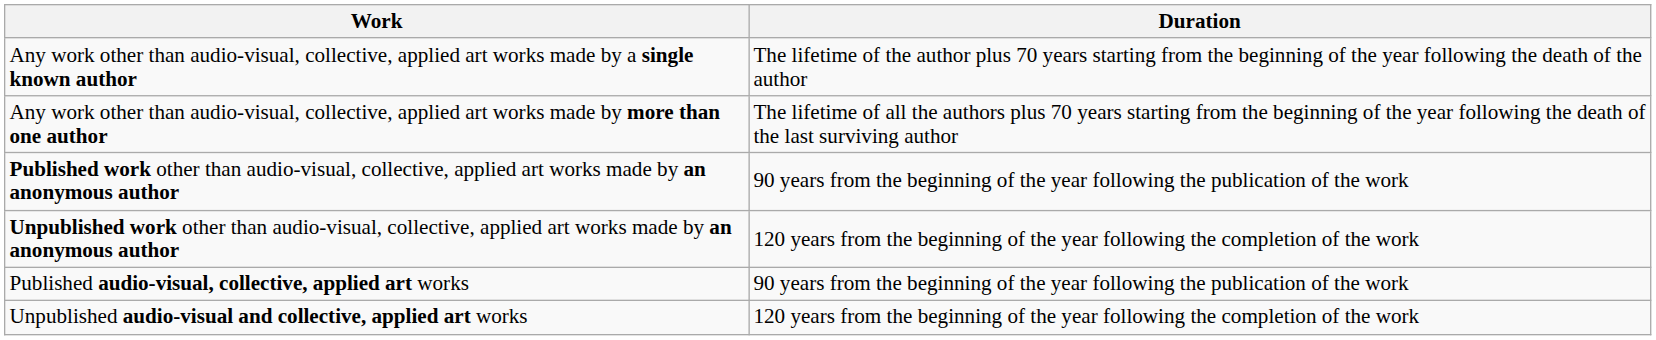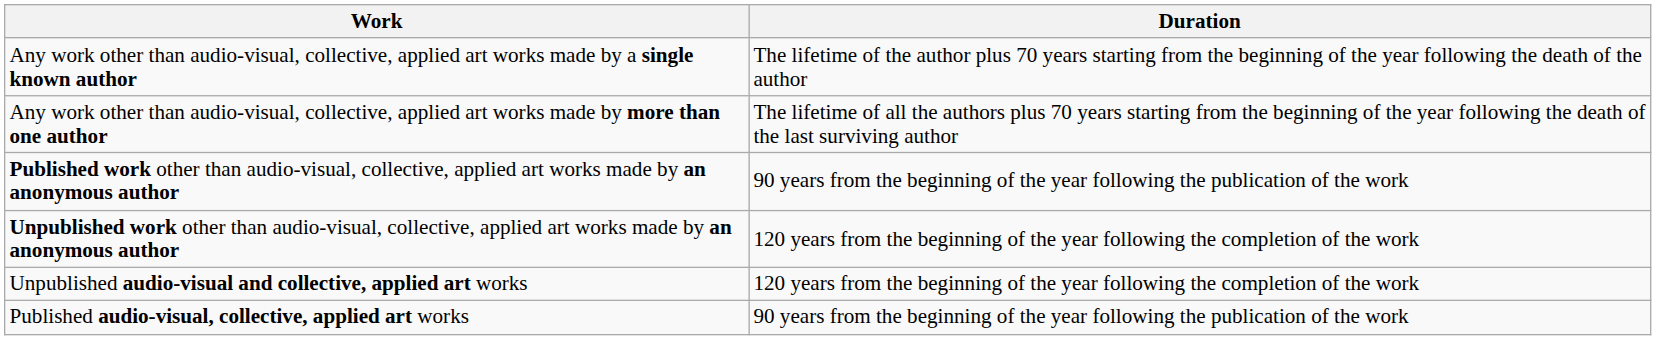rows swapped: (239, 283) <-> (269, 317)
